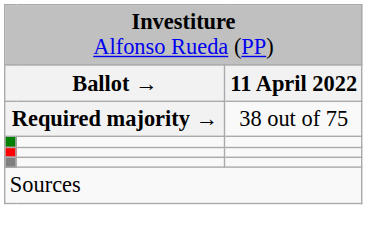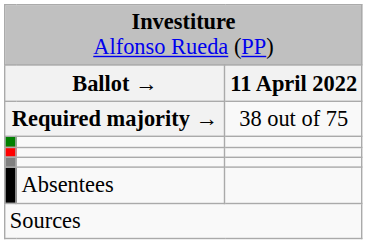+ row: (11, 185)
